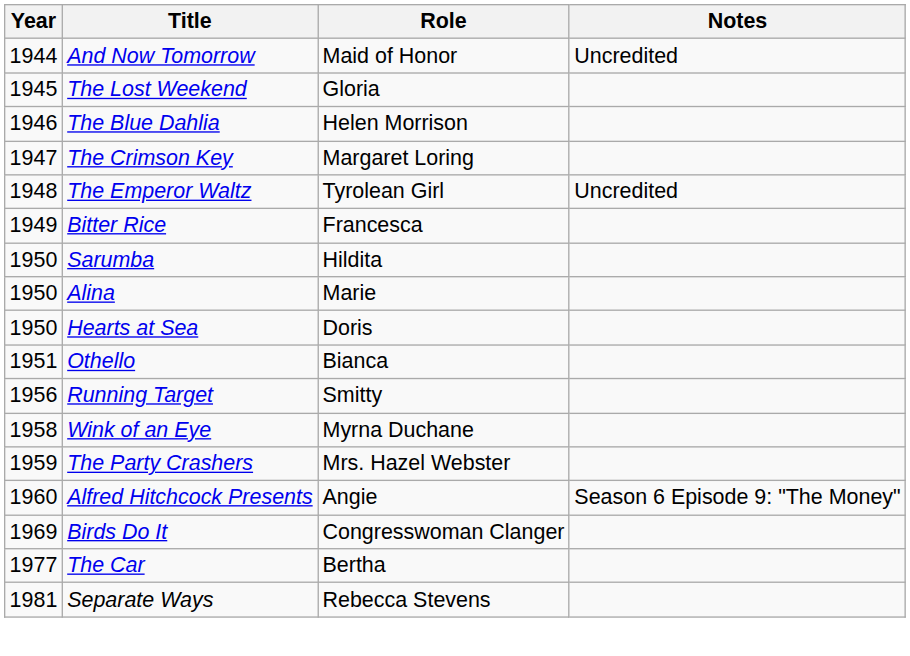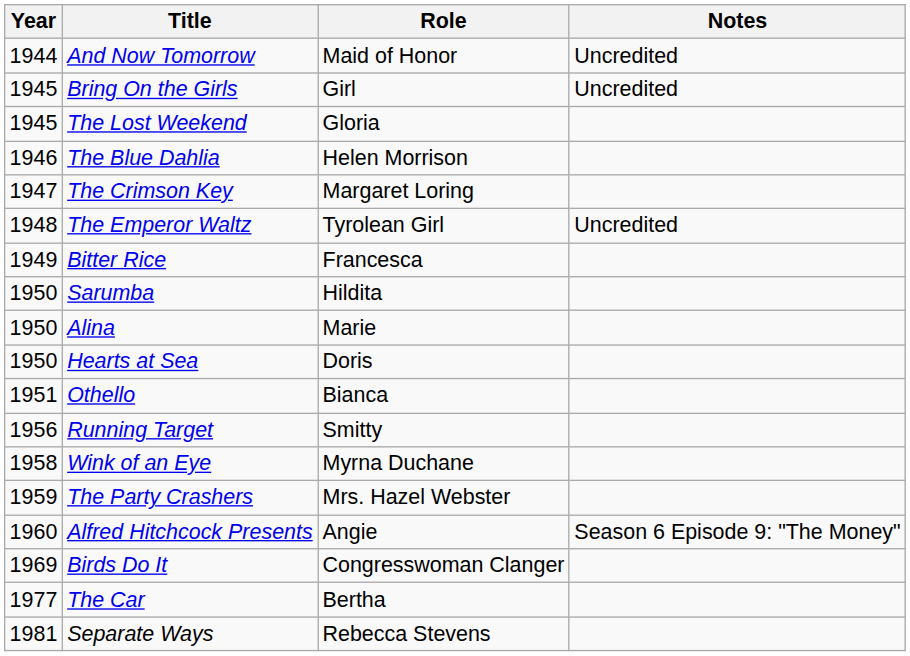+ row: (152, 89)
